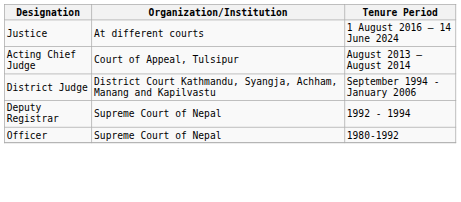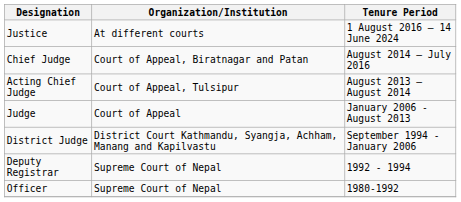+ row: (39, 60)
+ row: (21, 114)
